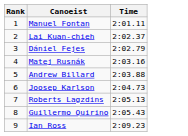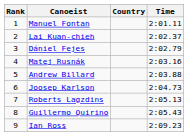+ column: (129, 11)
